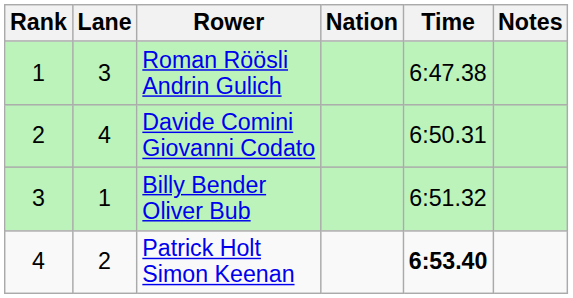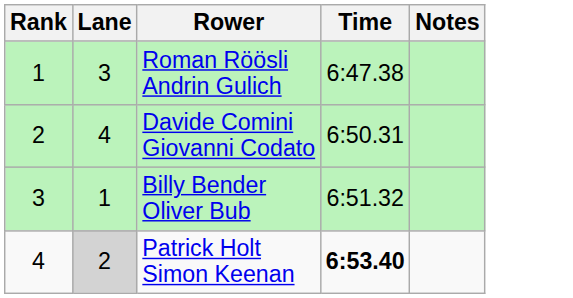- column: (362, 22)
(105, 261) no background -> (105, 261) lightgrey background
